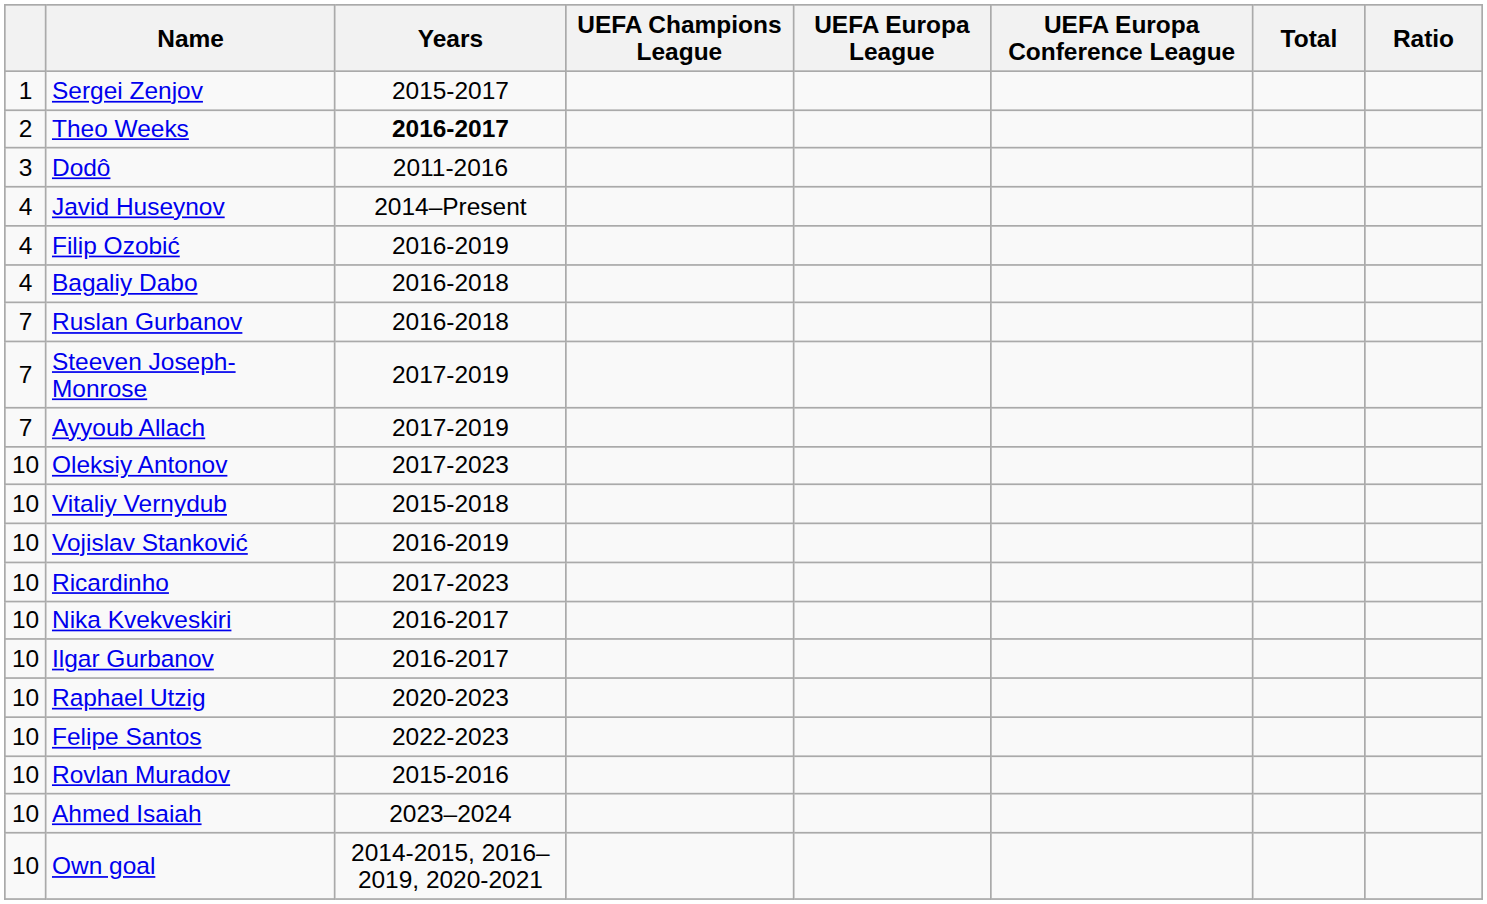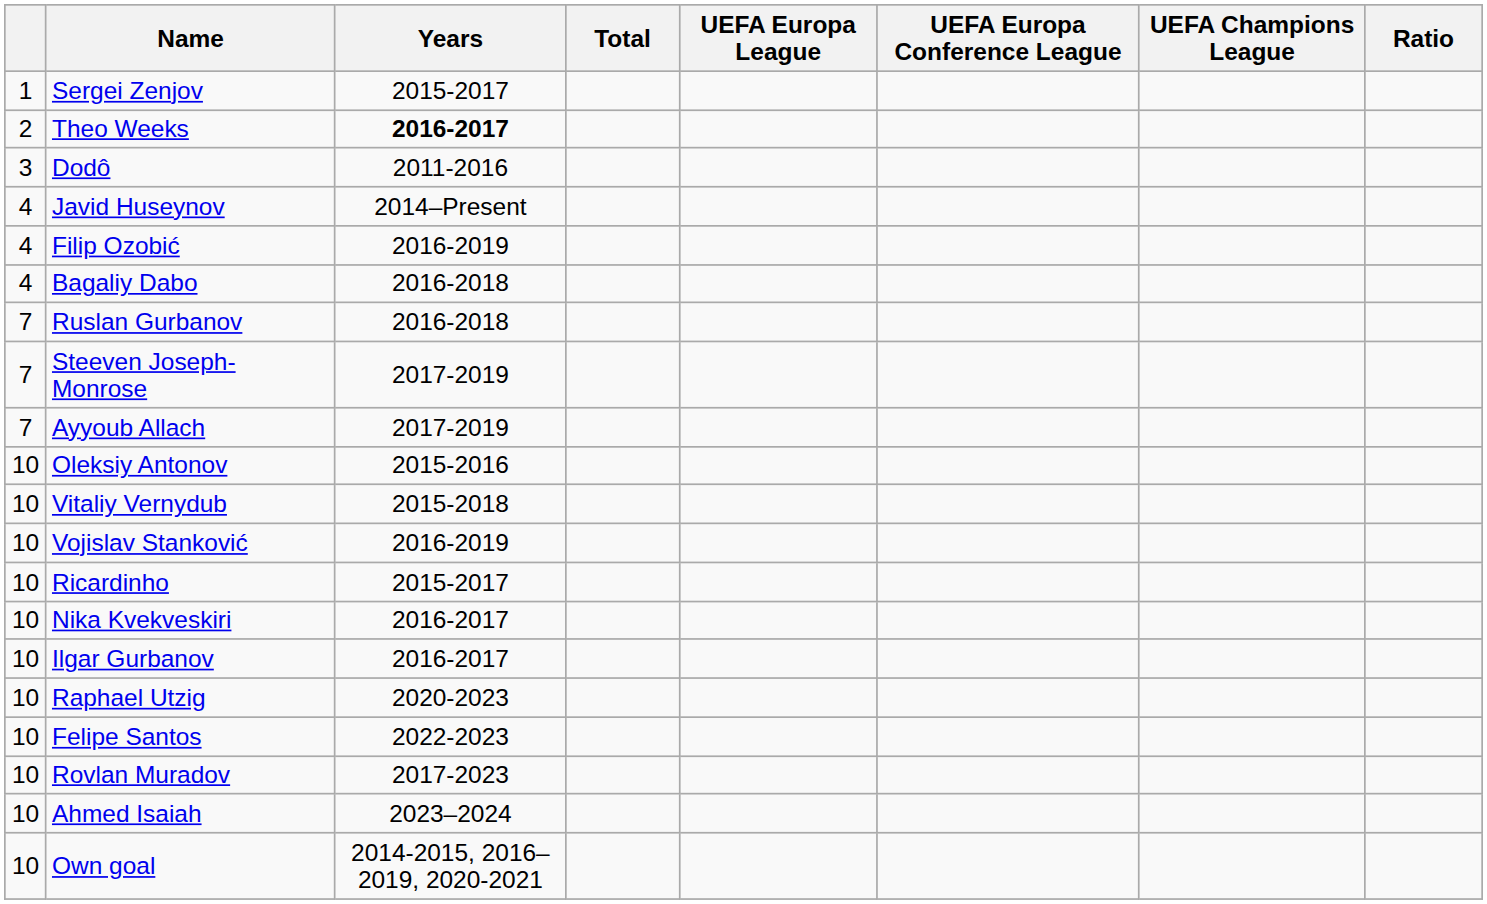columns swapped: (679, 38) <-> (1309, 38)
(450, 466) 2017-2023 -> (450, 466) 2015-2016
(450, 582) 2017-2023 -> (450, 582) 2015-2017
(450, 775) 2015-2016 -> (450, 775) 2017-2023
